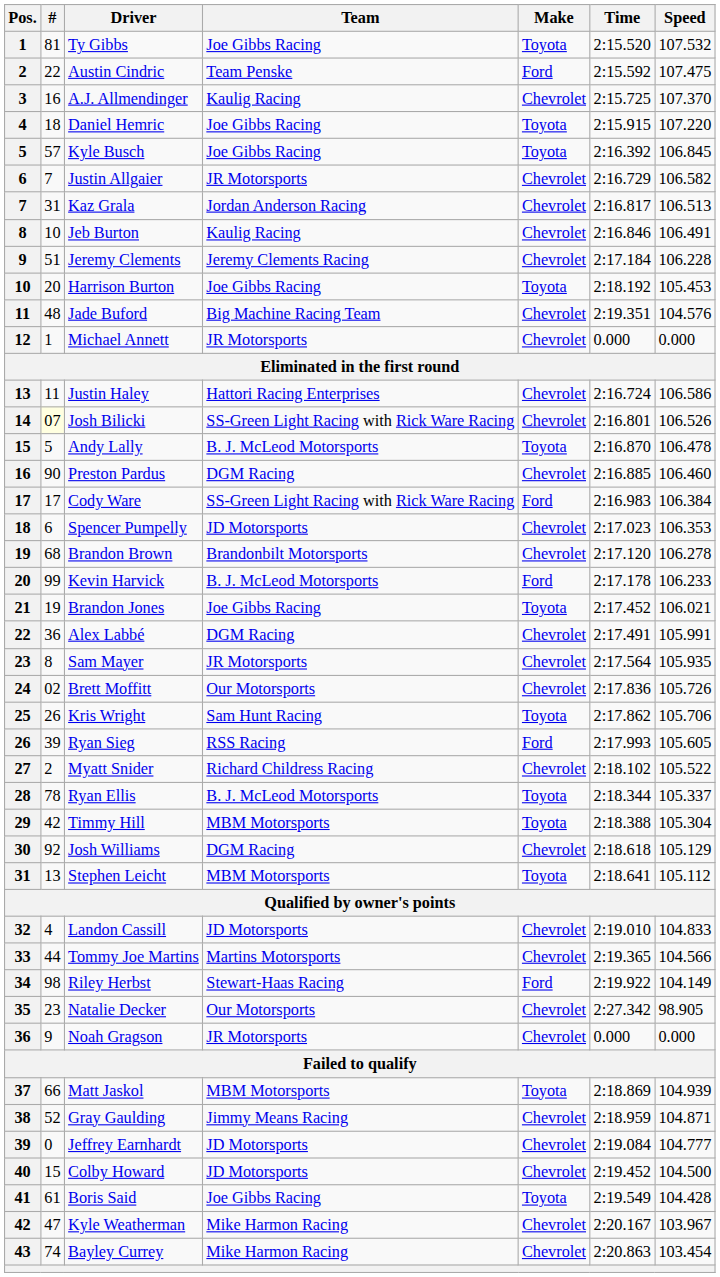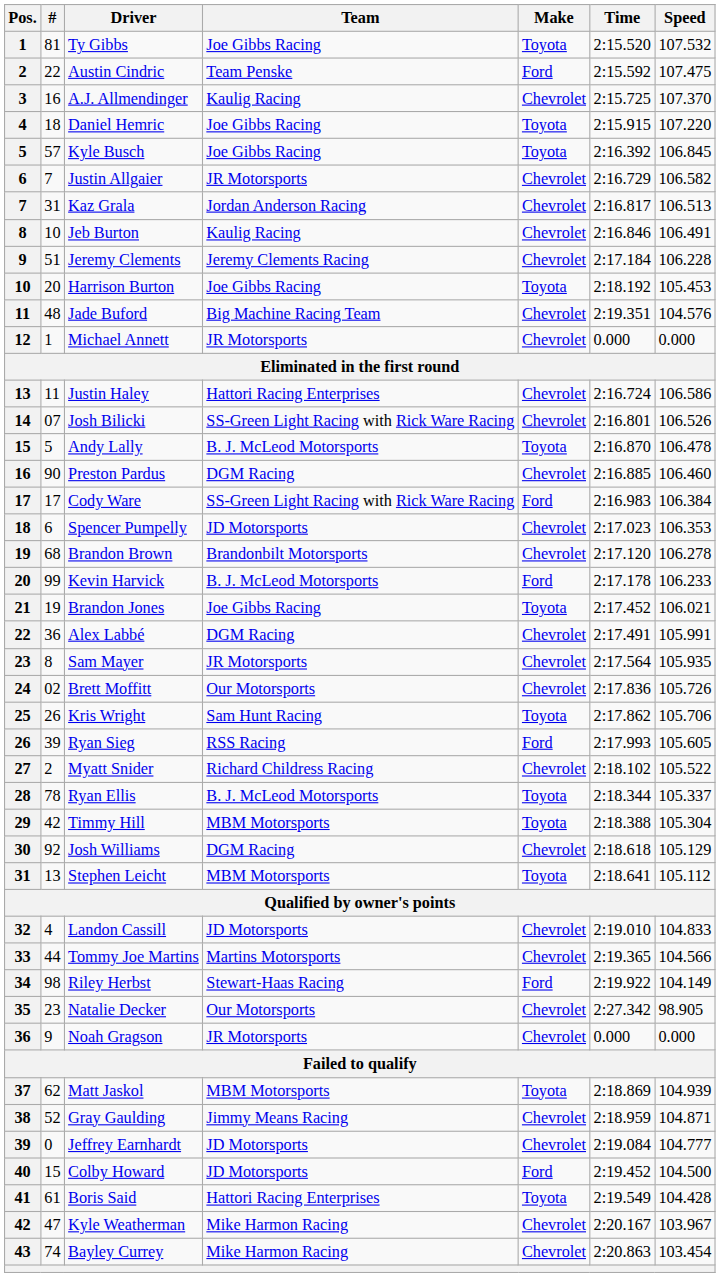(52, 420) lightyellow background -> (52, 420) no background
(52, 1090) 66 -> (52, 1090) 62
(554, 1171) Chevrolet -> (537, 1171) Ford
(264, 1198) Joe Gibbs Racing -> (293, 1198) Hattori Racing Enterprises
